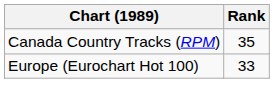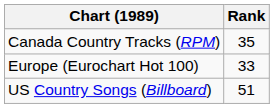+ row: (110, 90)
